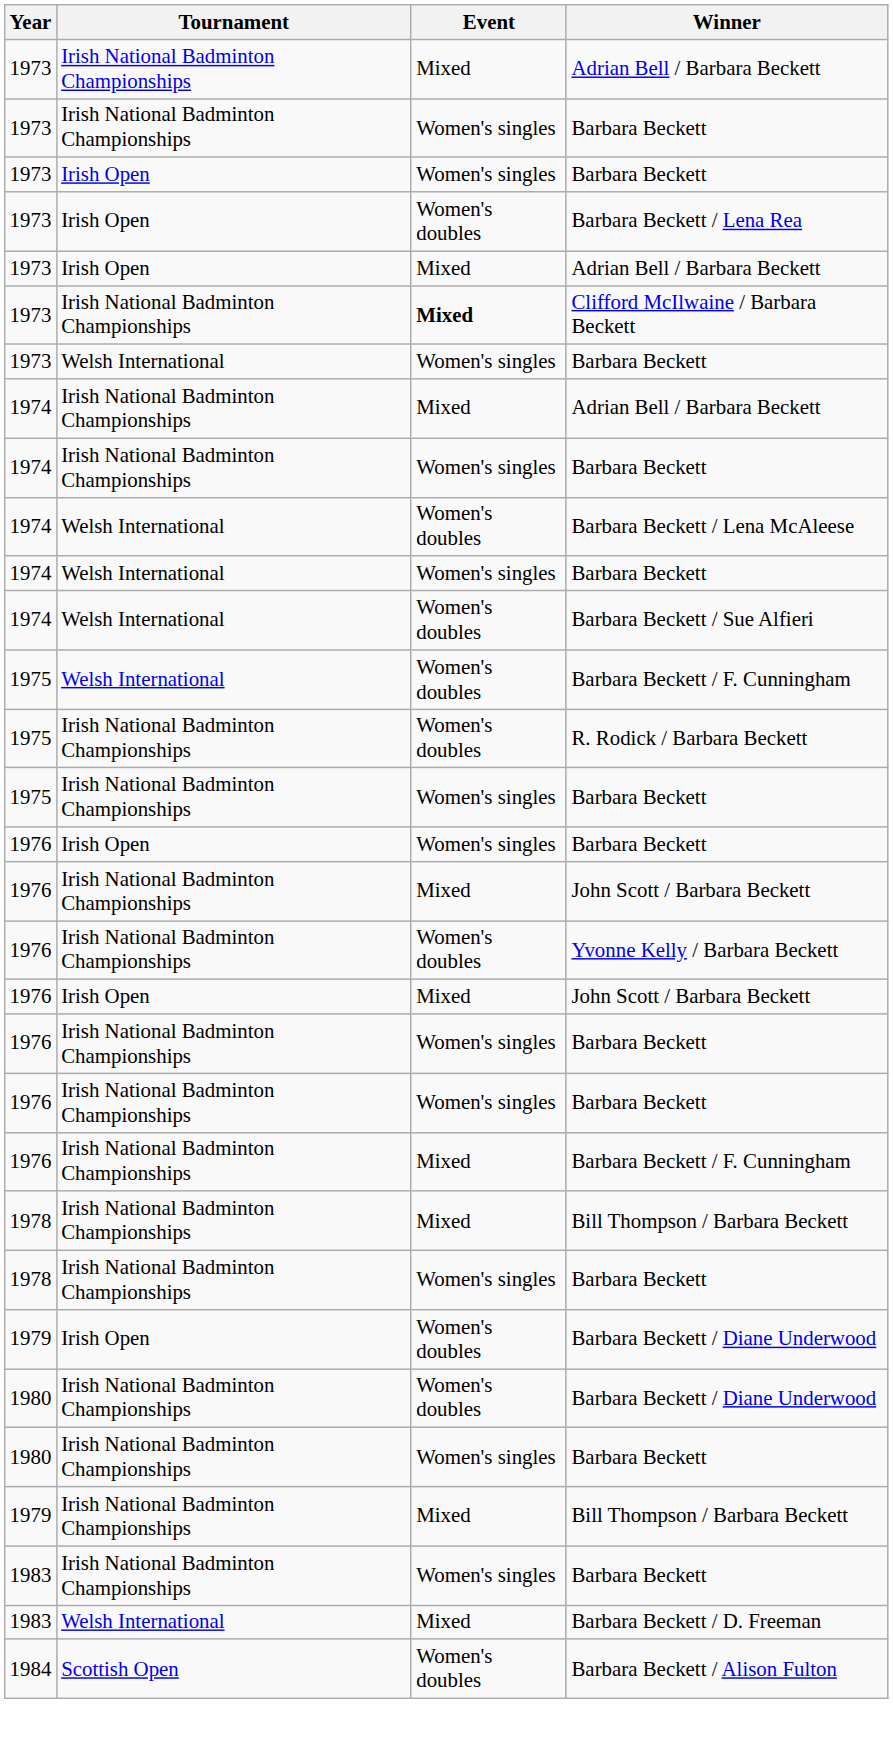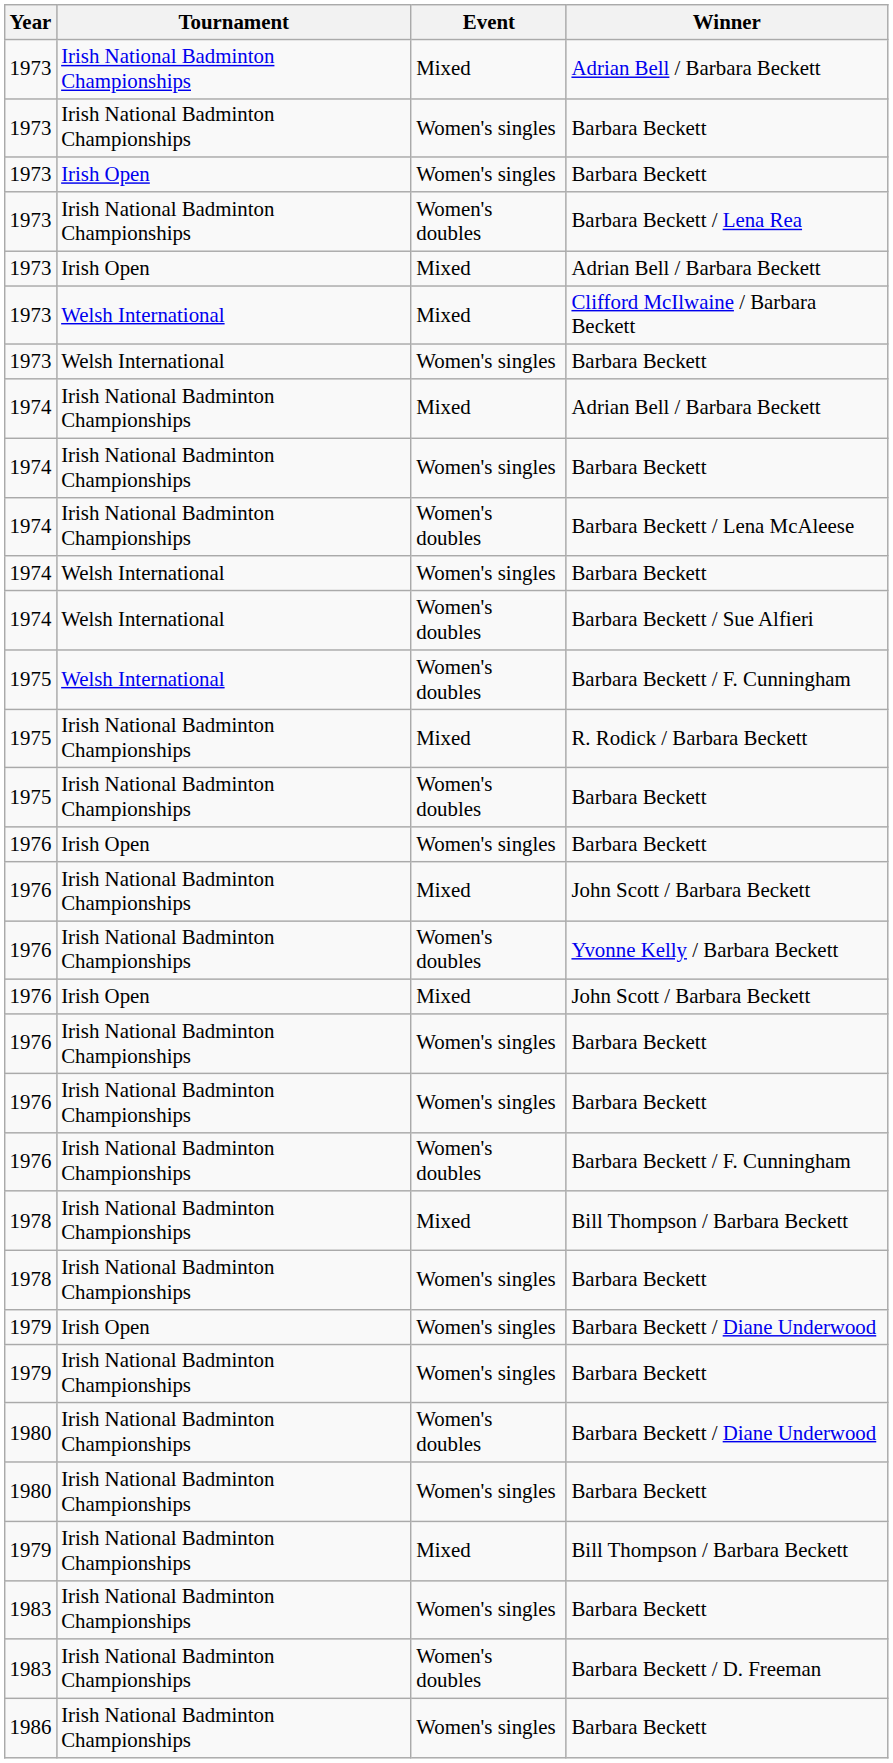(105, 221) Irish Open -> (168, 221) Irish National Badminton Championships
(168, 315) Irish National Badminton Championships -> (143, 315) Welsh International
(445, 315) bold -> (443, 315) normal
(143, 526) Welsh International -> (168, 526) Irish National Badminton Championships
(454, 738) Women's doubles -> (443, 738) Mixed
(486, 797) Women's singles -> (454, 797) Women's doubles
(443, 1161) Mixed -> (454, 1161) Women's doubles
(454, 1339) Women's doubles -> (486, 1326) Women's singles
+ row: (30, 1373)
(143, 1622) Welsh International -> (168, 1668) Irish National Badminton Championships
(443, 1622) Mixed -> (454, 1668) Women's doubles
- row: (30, 1668)
+ row: (30, 1728)
